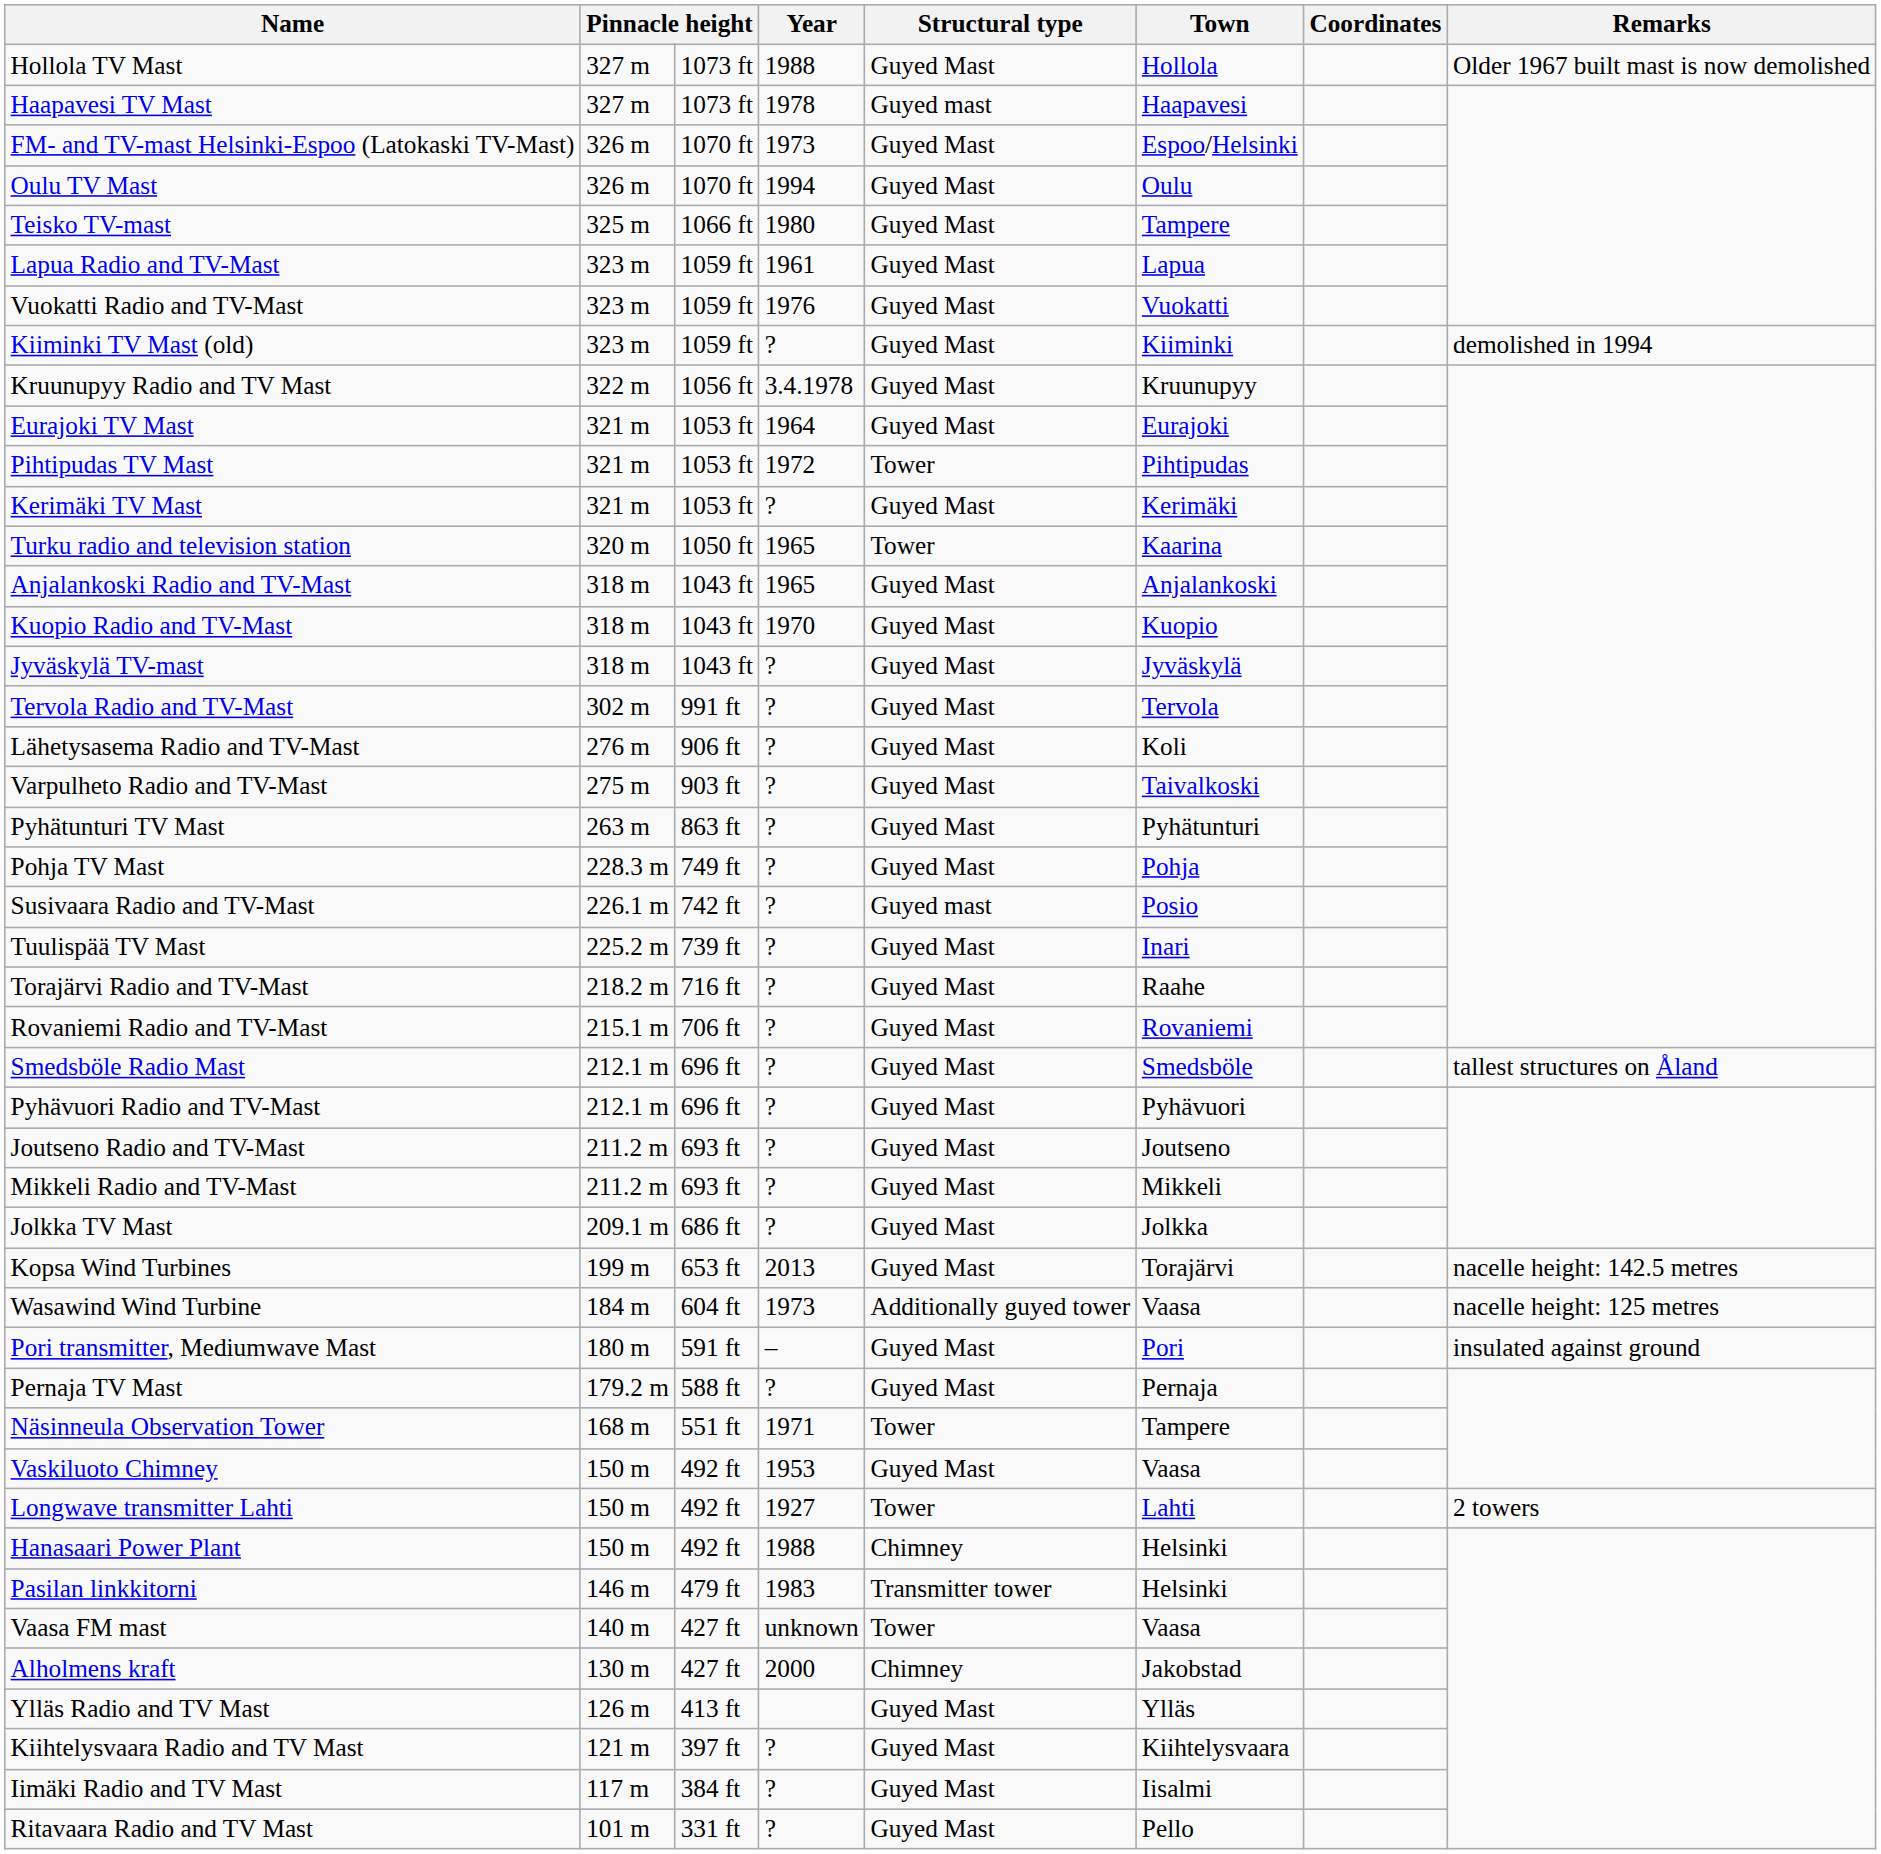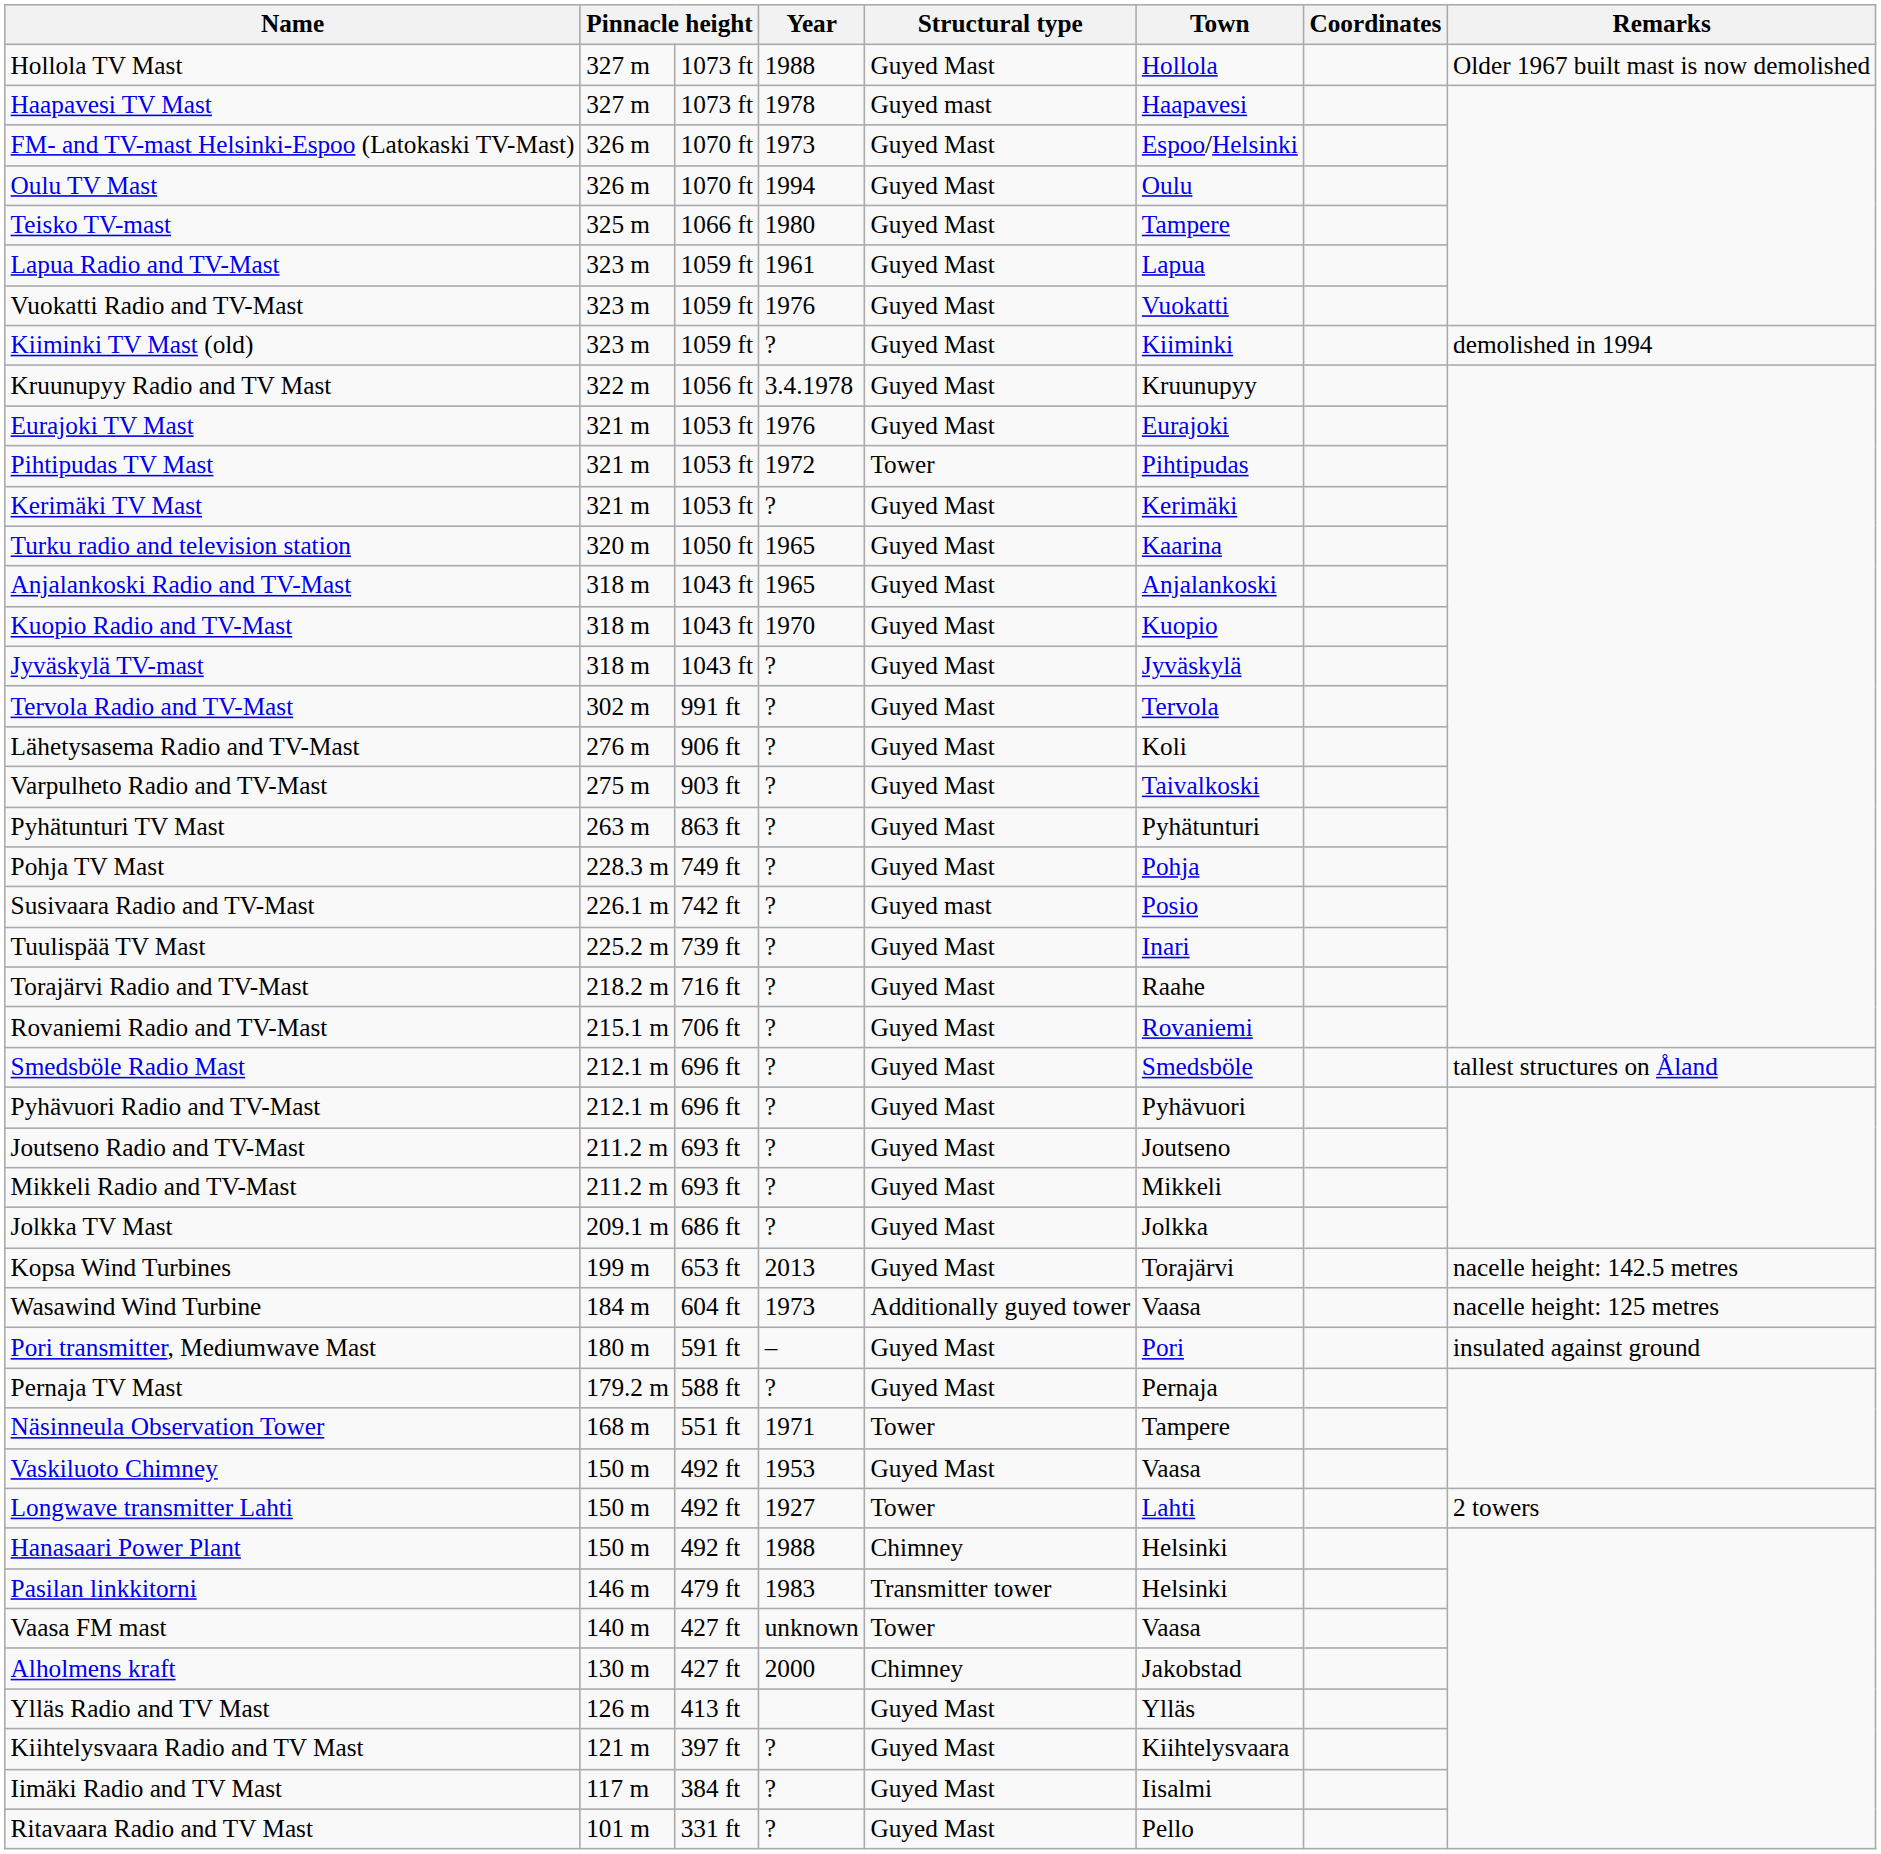(790, 425) 1964 -> (790, 425) 1976
(903, 545) Tower -> (933, 545) Guyed Mast
